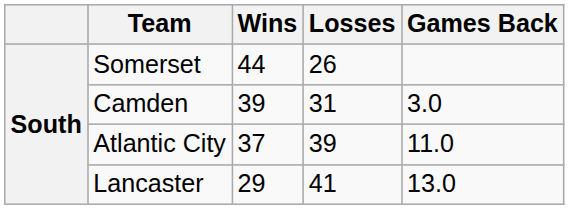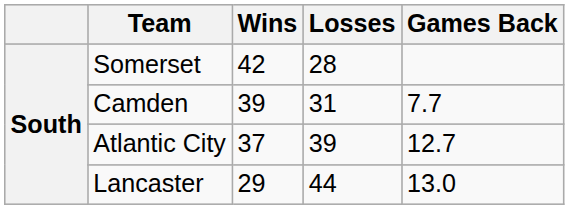(251, 64) 44 -> (251, 64) 42
(323, 64) 26 -> (323, 64) 28
(424, 104) 3.0 -> (424, 104) 7.7
(431, 143) 11.0 -> (431, 143) 12.7
(323, 183) 41 -> (323, 183) 44
